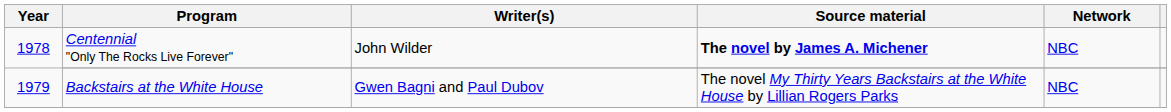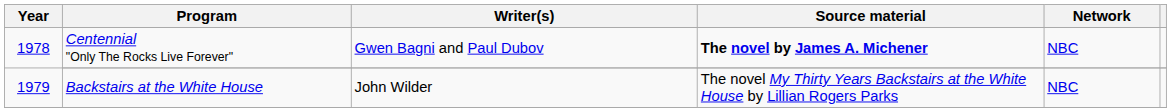(393, 47) John Wilder -> (449, 47) Gwen Bagni and Paul Dubov
(449, 87) Gwen Bagni and Paul Dubov -> (393, 87) John Wilder
